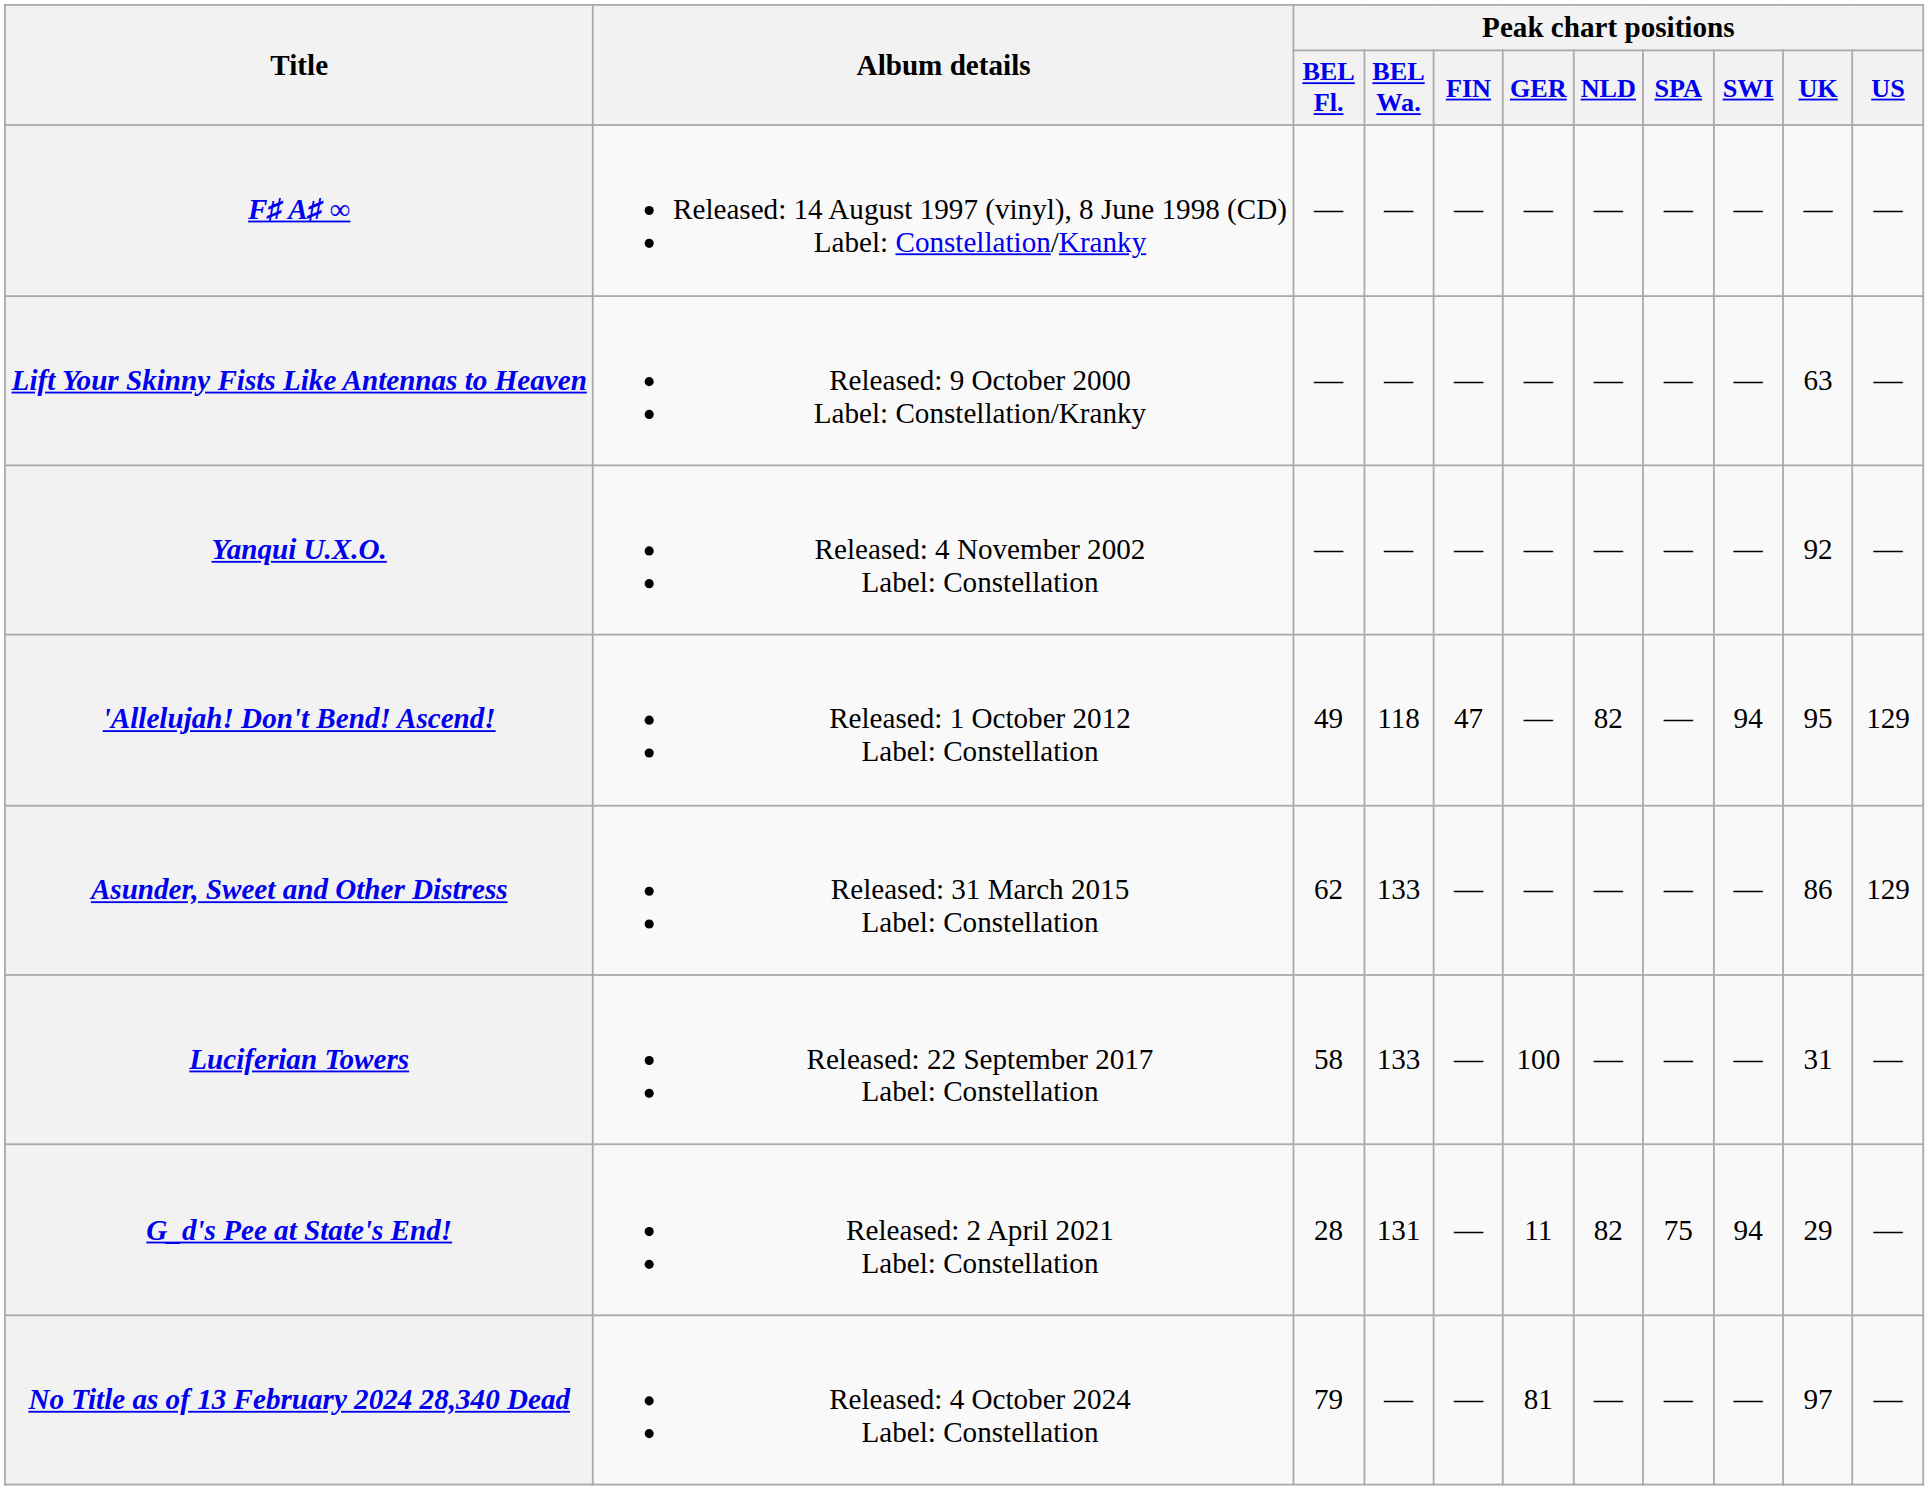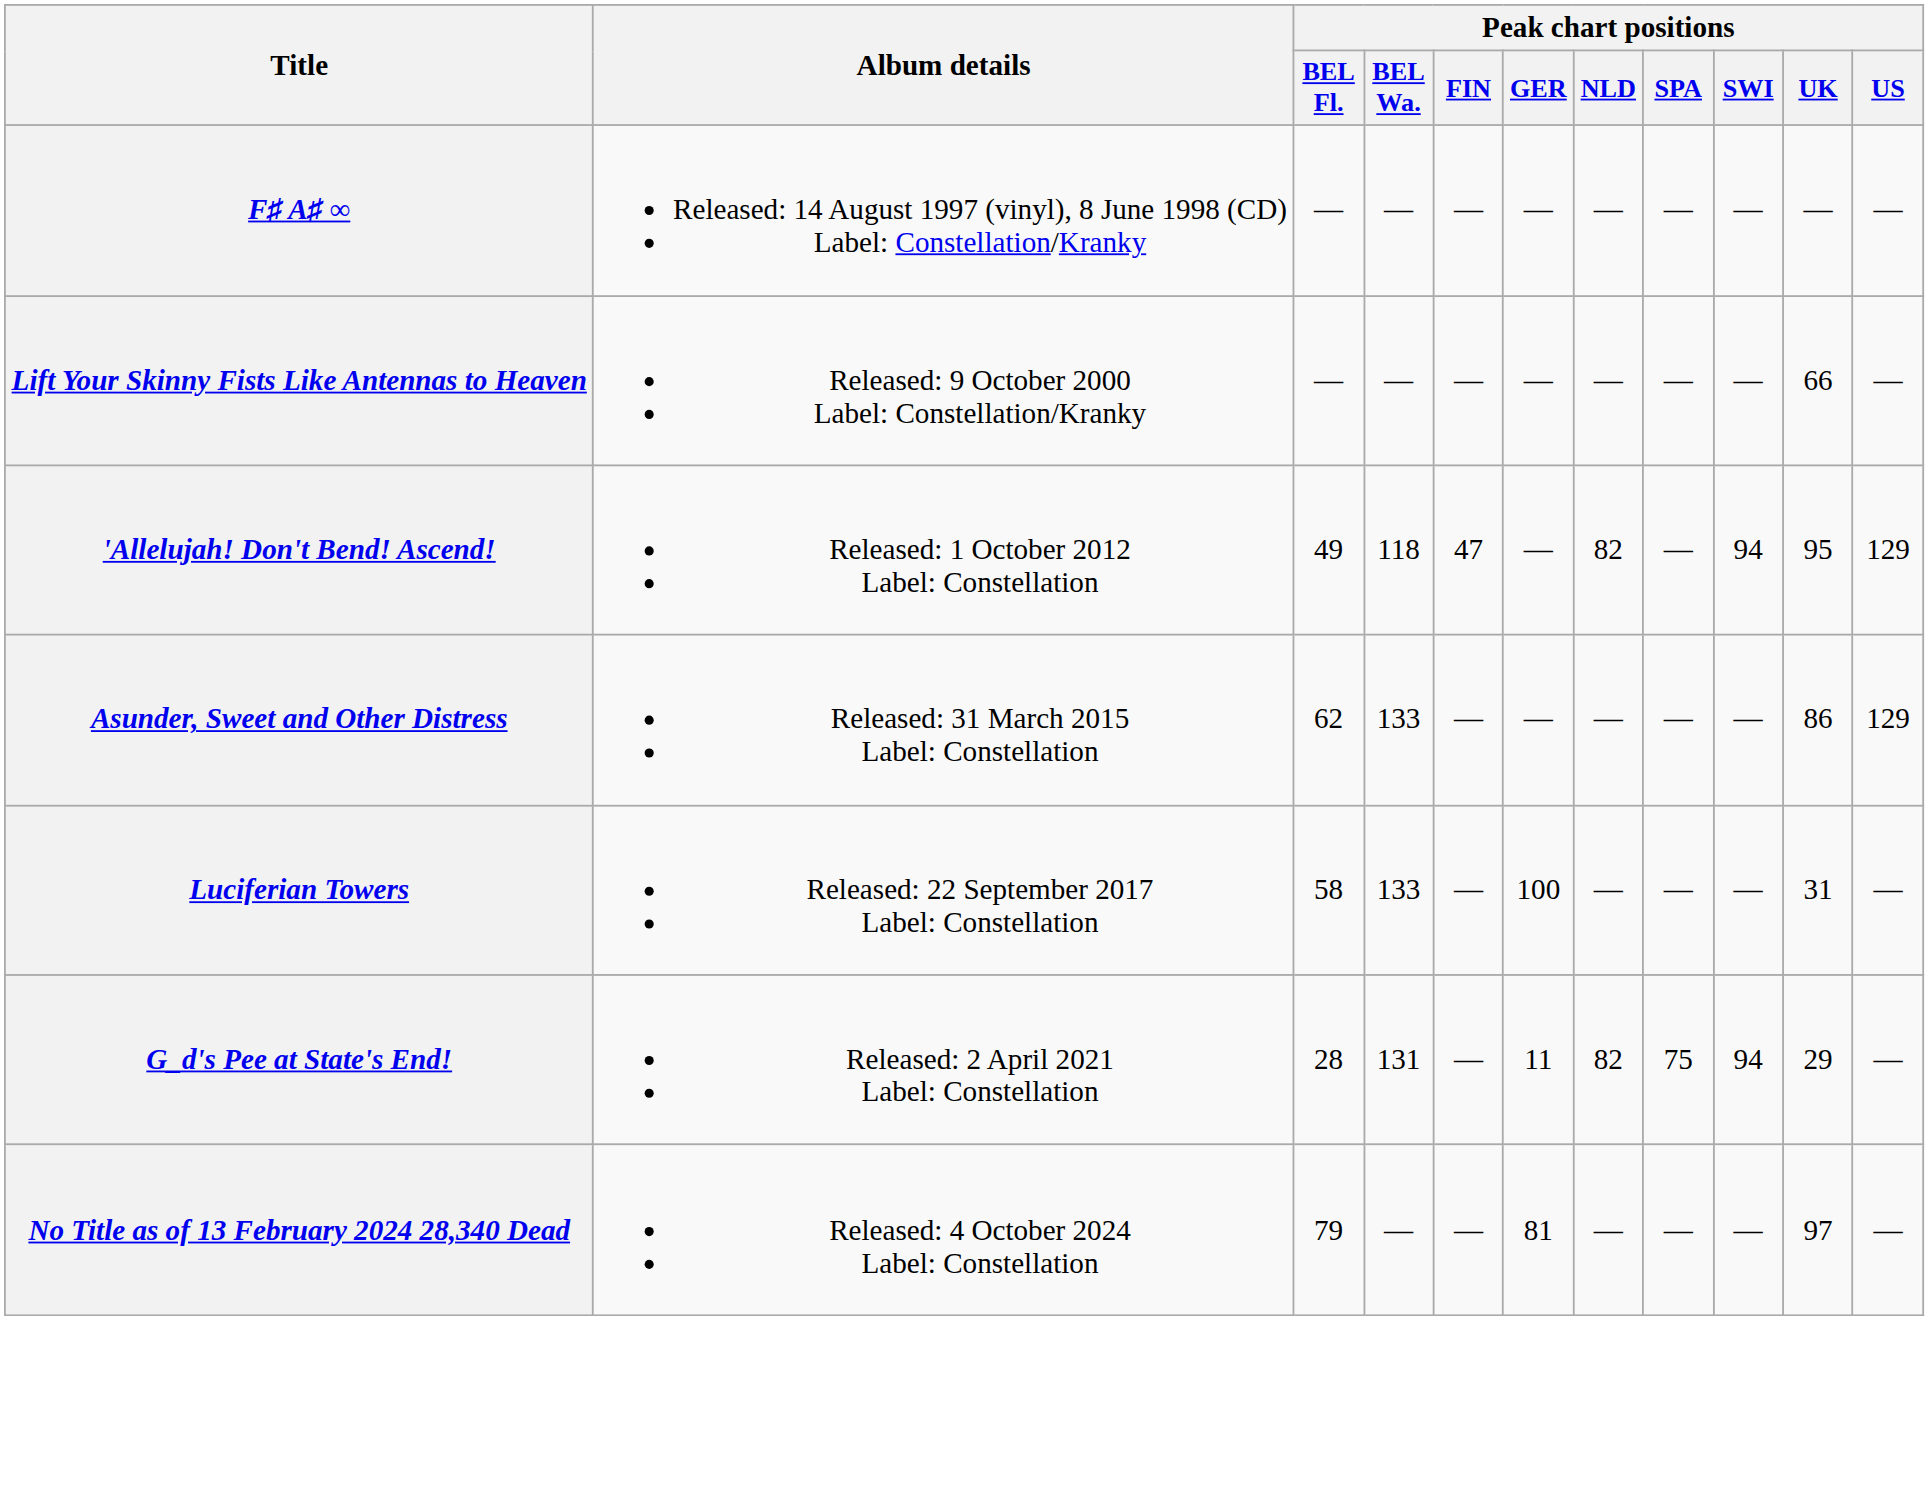(1818, 379) 63 -> (1818, 379) 66
- row: (299, 549)
